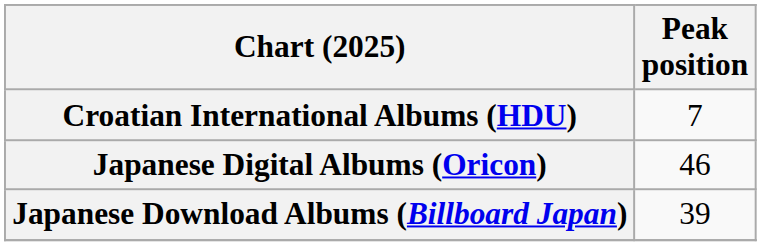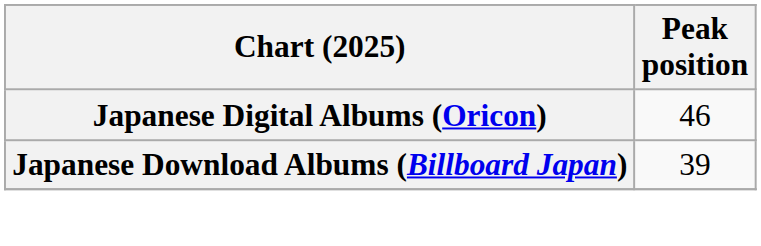- row: (320, 114)
